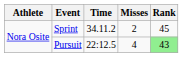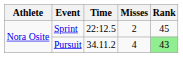(101, 29) 34.11.2 -> (101, 29) 22:12.5
(101, 45) 22:12.5 -> (101, 45) 34.11.2
